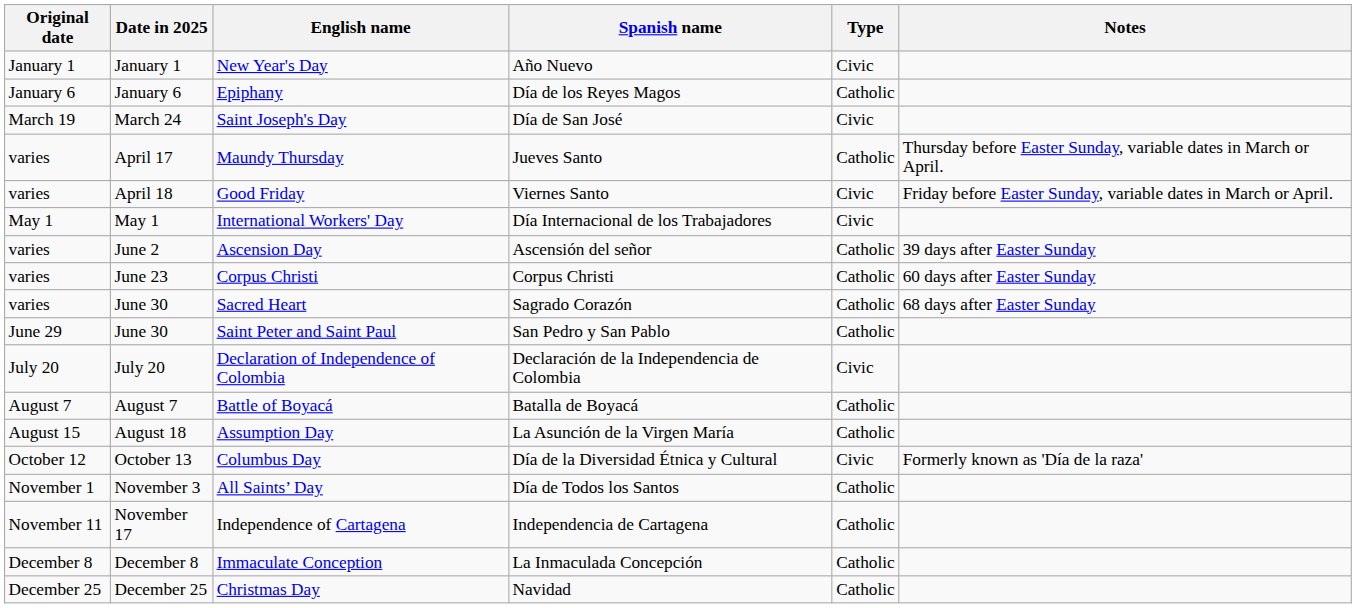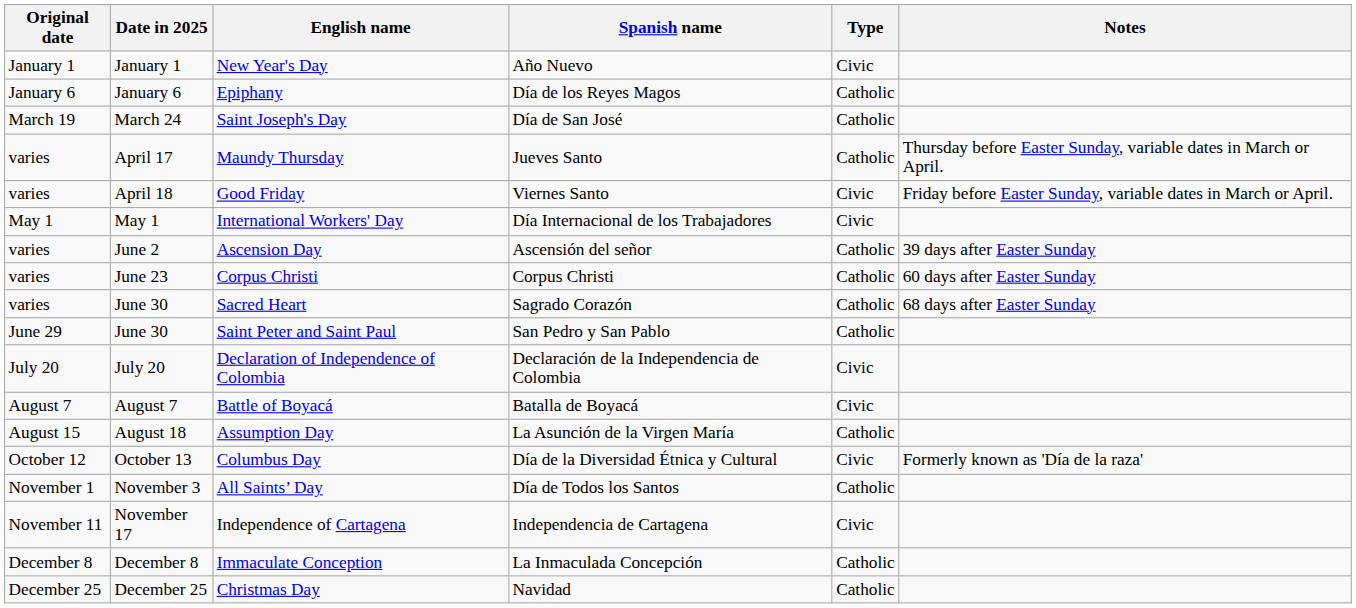(855, 119) Civic -> (865, 119) Catholic
(865, 405) Catholic -> (855, 405) Civic
(865, 524) Catholic -> (855, 524) Civic
